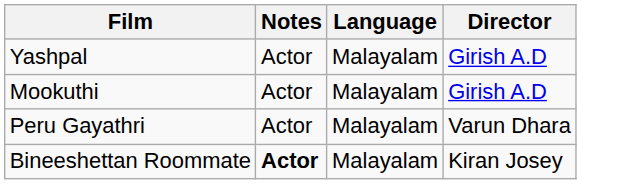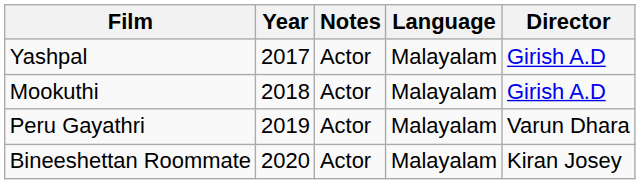+ column: (285, 21)
(290, 160) bold -> (346, 160) normal
